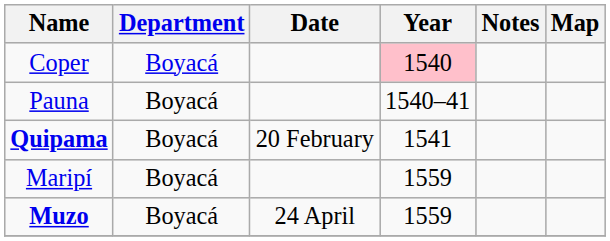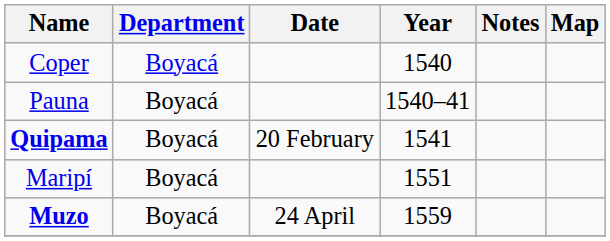(428, 62) pink background -> (428, 62) no background
(428, 178) 1559 -> (428, 178) 1551
